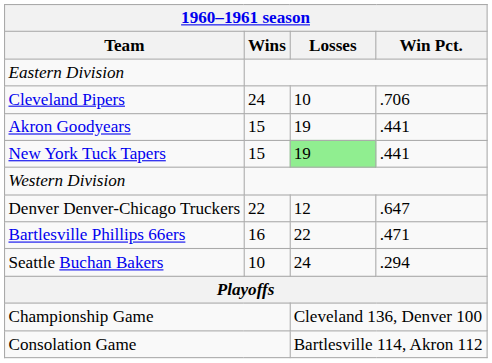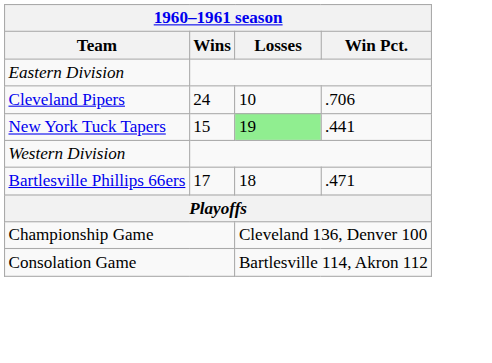- row: (70, 126)
- row: (124, 208)
(257, 235) 16 -> (202, 180) 17
(302, 235) 22 -> (247, 180) 18
- row: (86, 262)
